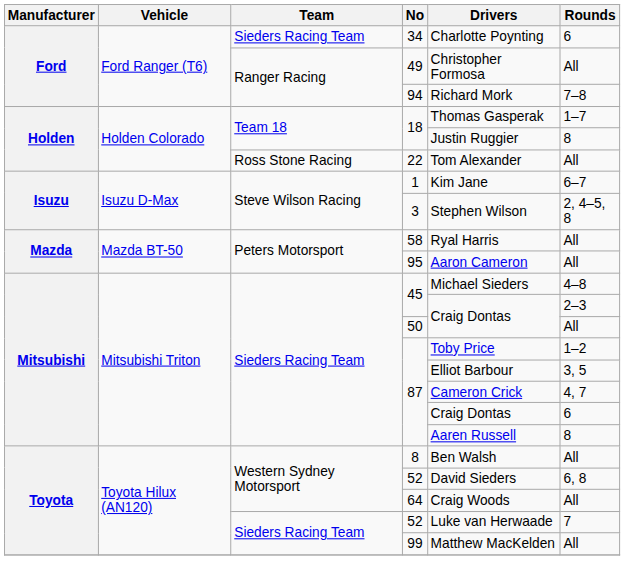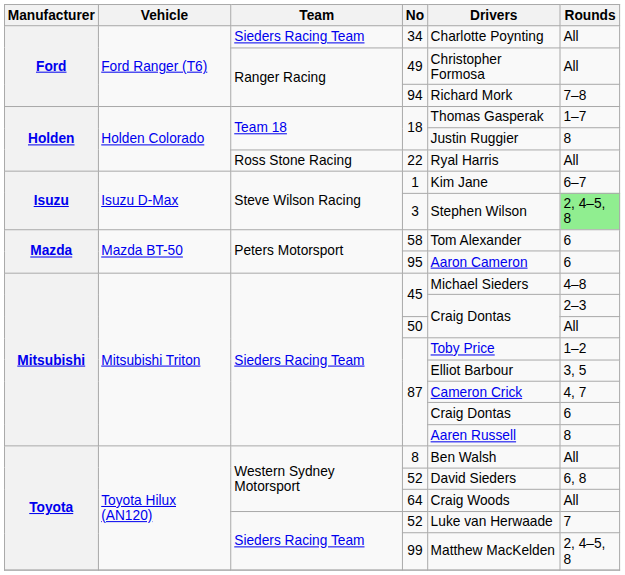(567, 37) 6 -> (571, 37) All
(476, 160) Tom Alexander -> (465, 160) Ryal Harris
(584, 211) no background -> (584, 211) lightgreen background
(465, 240) Ryal Harris -> (476, 240) Tom Alexander
(571, 240) All -> (567, 240) 6
(571, 262) All -> (567, 262) 6
(571, 543) All -> (584, 551) 2, 4–5, 8
